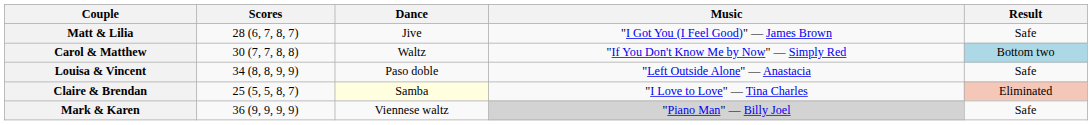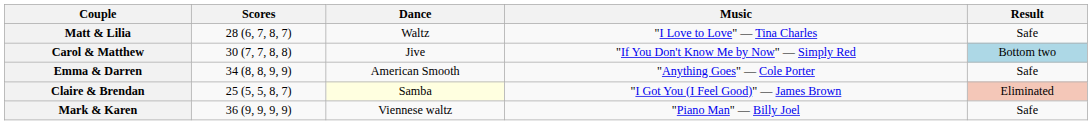(412, 33) Jive -> (415, 33) Waltz
(727, 33) "I Got You (I Feel Good)" — James Brown -> (736, 33) "I Love to Love" — Tina Charles
(412, 52) Waltz -> (415, 52) Jive
- row: (100, 71)
+ row: (98, 71)
(727, 91) "I Love to Love" — Tina Charles -> (736, 91) "I Got You (I Feel Good)" — James Brown
(727, 110) lightgrey background -> (736, 110) no background
